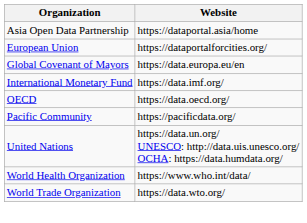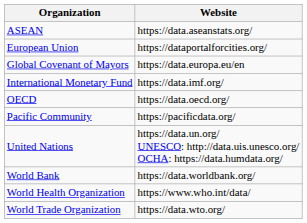- row: (68, 30)
+ row: (25, 30)
+ row: (33, 175)
